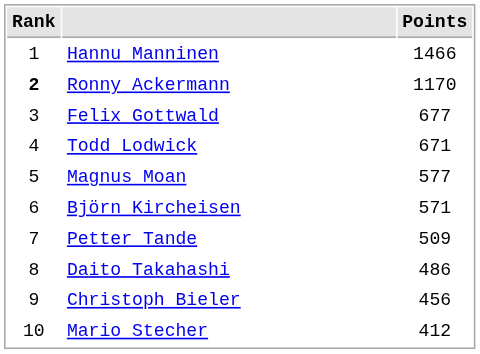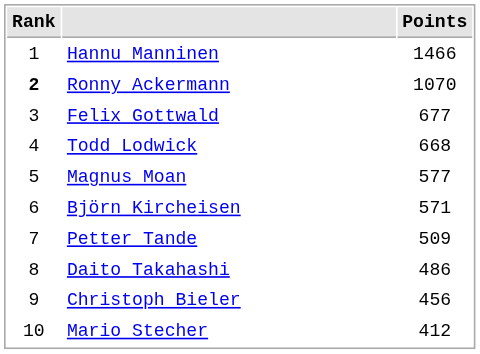(435, 85) 1170 -> (435, 85) 1070
(435, 147) 671 -> (435, 147) 668
